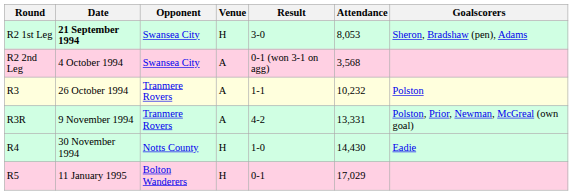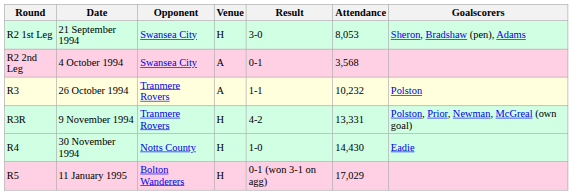(89, 35) bold -> (87, 35) normal
(285, 63) 0-1 (won 3-1 on agg) -> (256, 63) 0-1
(223, 119) A -> (220, 119) H
(258, 176) 0-1 -> (282, 176) 0-1 (won 3-1 on agg)
